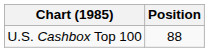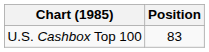(174, 36) 88 -> (174, 36) 83
